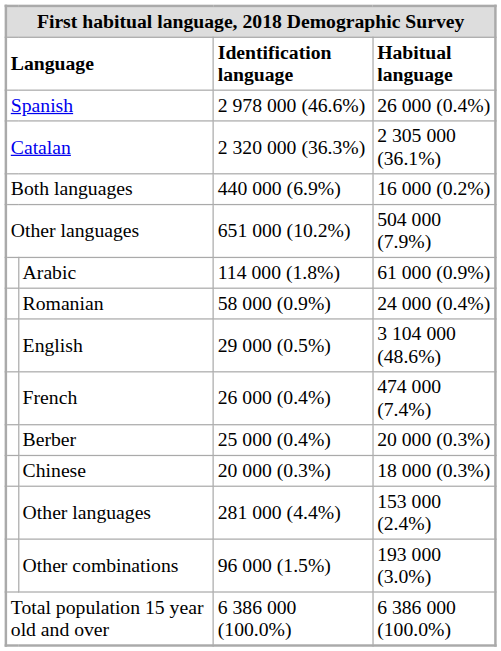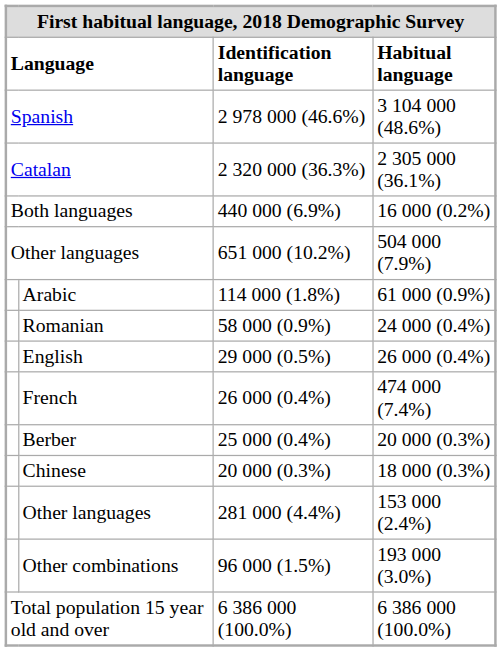(434, 105) 26 000 (0.4%) -> (417, 116) 3 104 000 (48.6%)
(417, 345) 3 104 000 (48.6%) -> (434, 356) 26 000 (0.4%)
